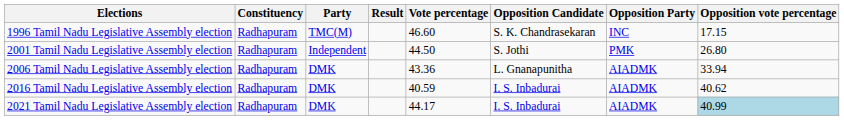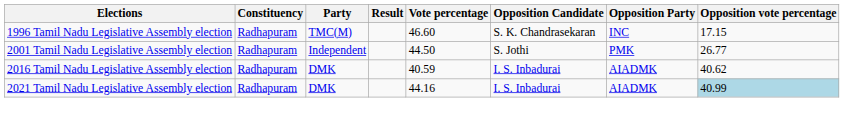(714, 50) 26.80 -> (714, 50) 26.77
- row: (120, 69)
(422, 106) 44.17 -> (422, 87) 44.16
